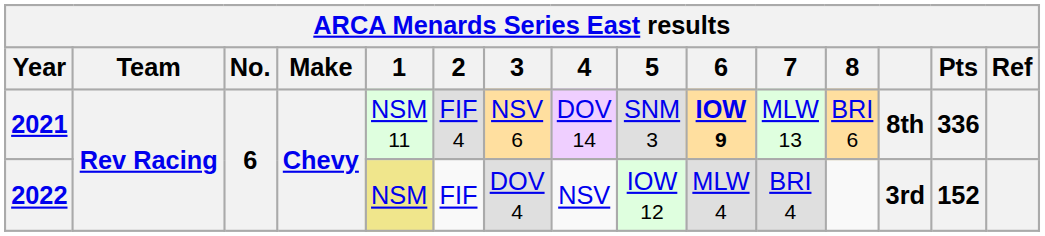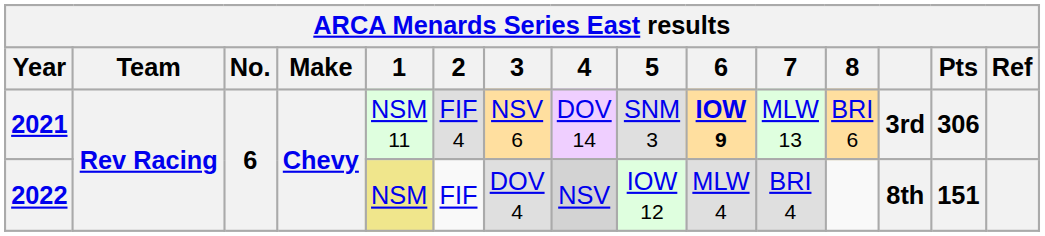(905, 124) 8th -> (905, 124) 3rd
(958, 124) 336 -> (958, 124) 306
(584, 195) no background -> (584, 195) lightgrey background
(905, 195) 3rd -> (905, 195) 8th
(958, 195) 152 -> (958, 195) 151
